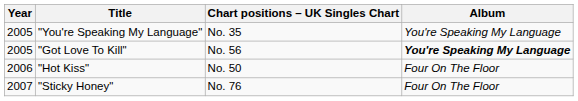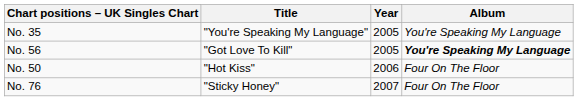columns swapped: (20, 13) <-> (303, 13)
